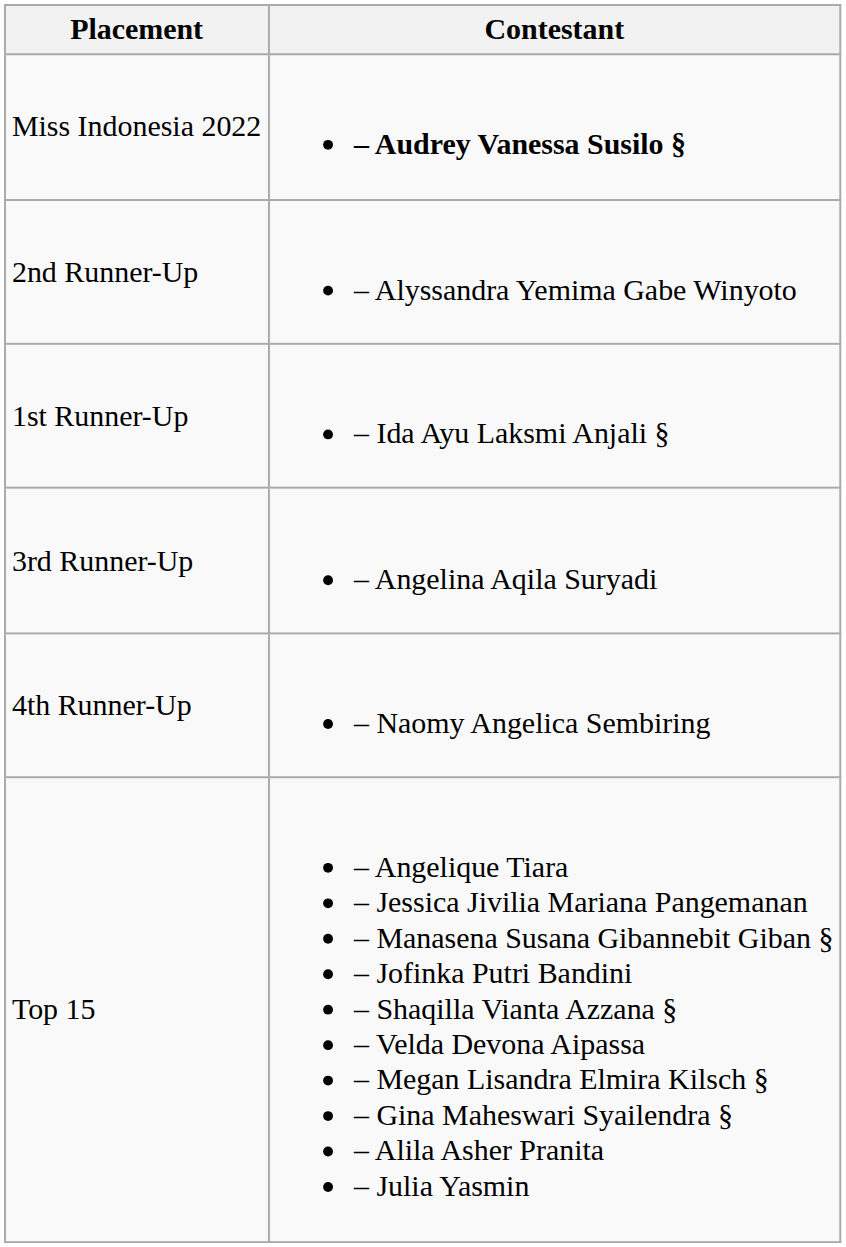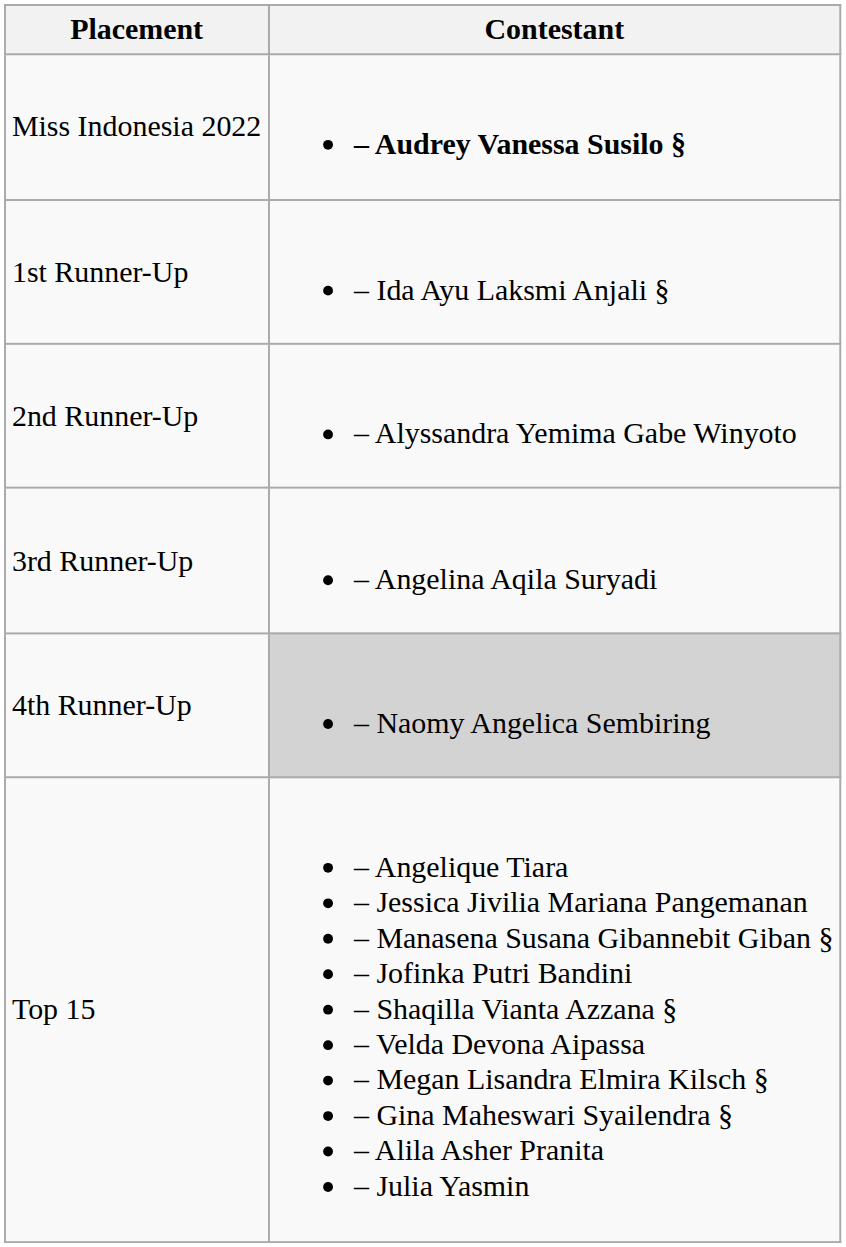rows swapped: (100, 415) <-> (105, 271)
(554, 723) no background -> (554, 723) lightgrey background
